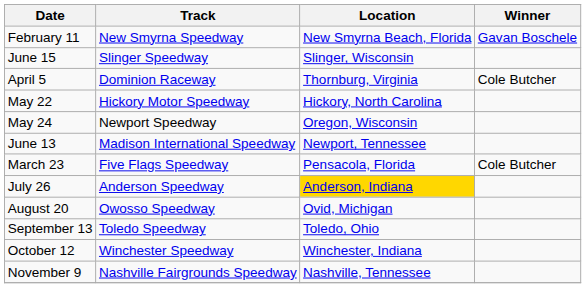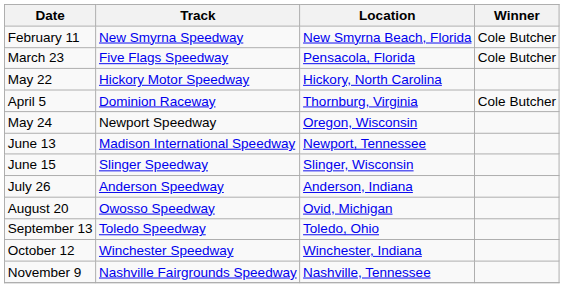(527, 37) Gavan Boschele -> (517, 37) Cole Butcher
rows swapped: (36, 165) <-> (32, 58)
rows swapped: (27, 80) <-> (30, 101)
(358, 187) gold background -> (358, 187) no background
